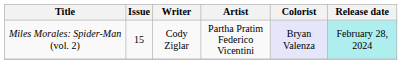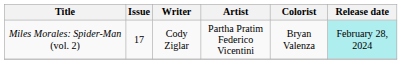(139, 39) 15 -> (139, 39) 17
(299, 39) lavender background -> (299, 39) no background
